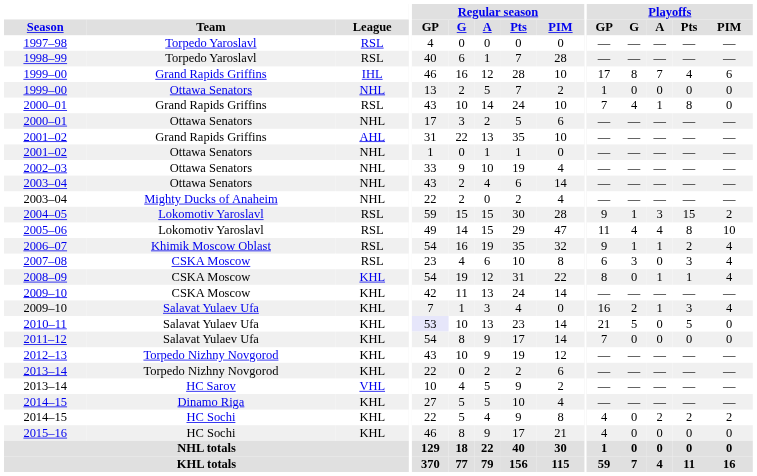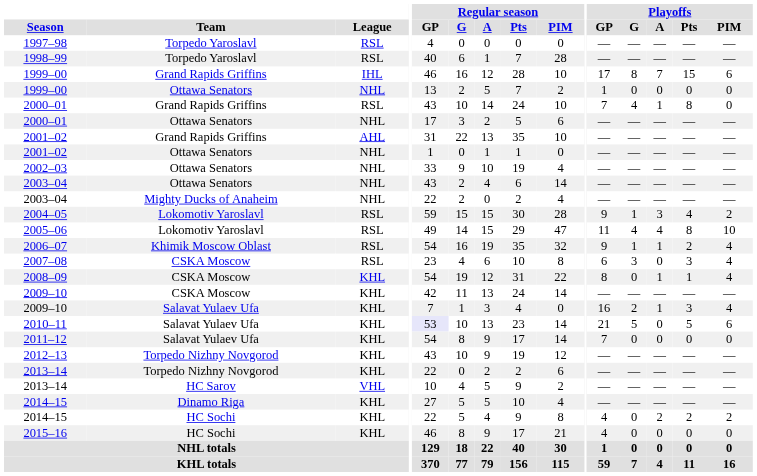(689, 74) 4 -> (689, 74) 15
(689, 214) 15 -> (689, 214) 4
(729, 323) 0 -> (729, 323) 6
